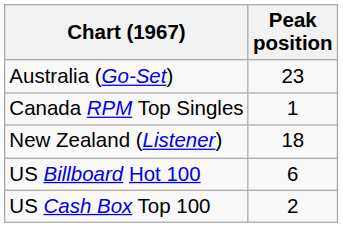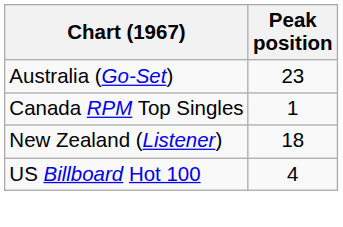(293, 173) 6 -> (293, 173) 4
- row: (110, 206)
